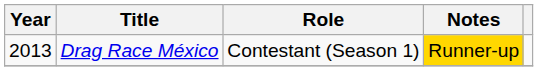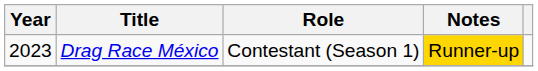(30, 50) 2013 -> (30, 50) 2023
